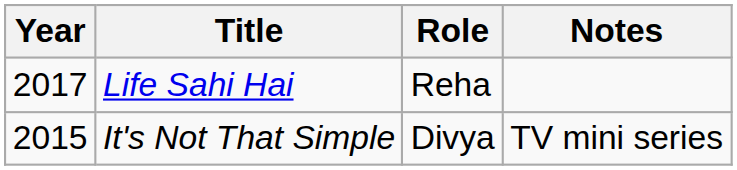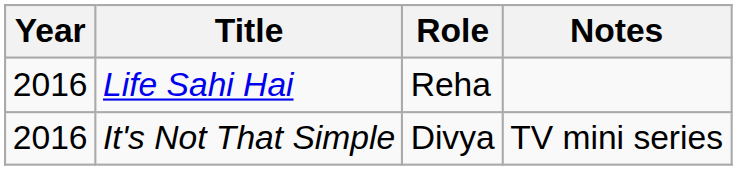(50, 84) 2017 -> (50, 84) 2016
(50, 137) 2015 -> (50, 137) 2016
